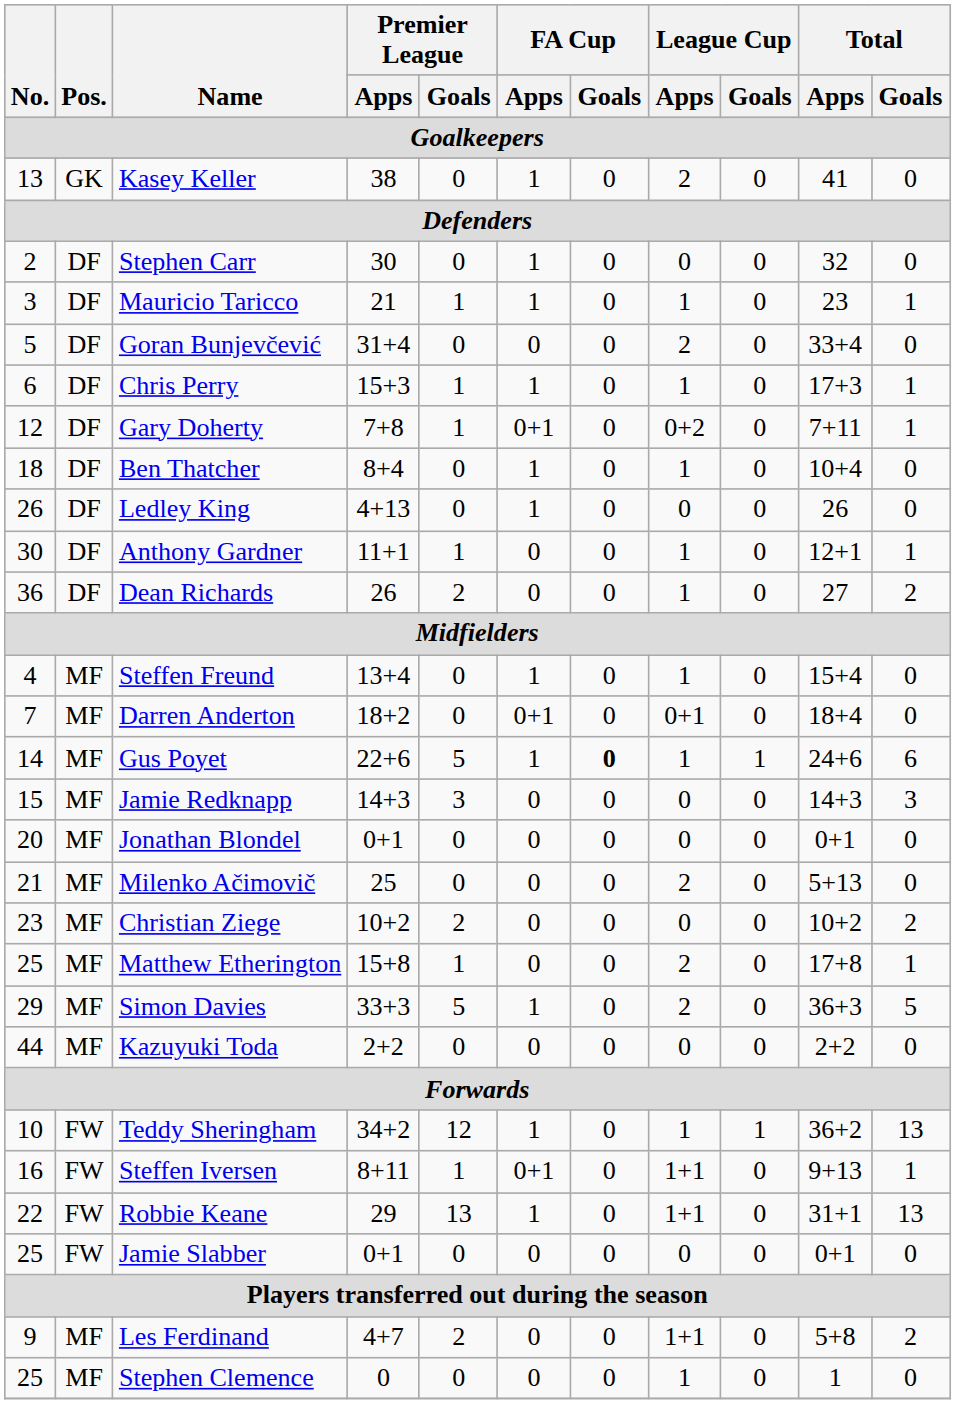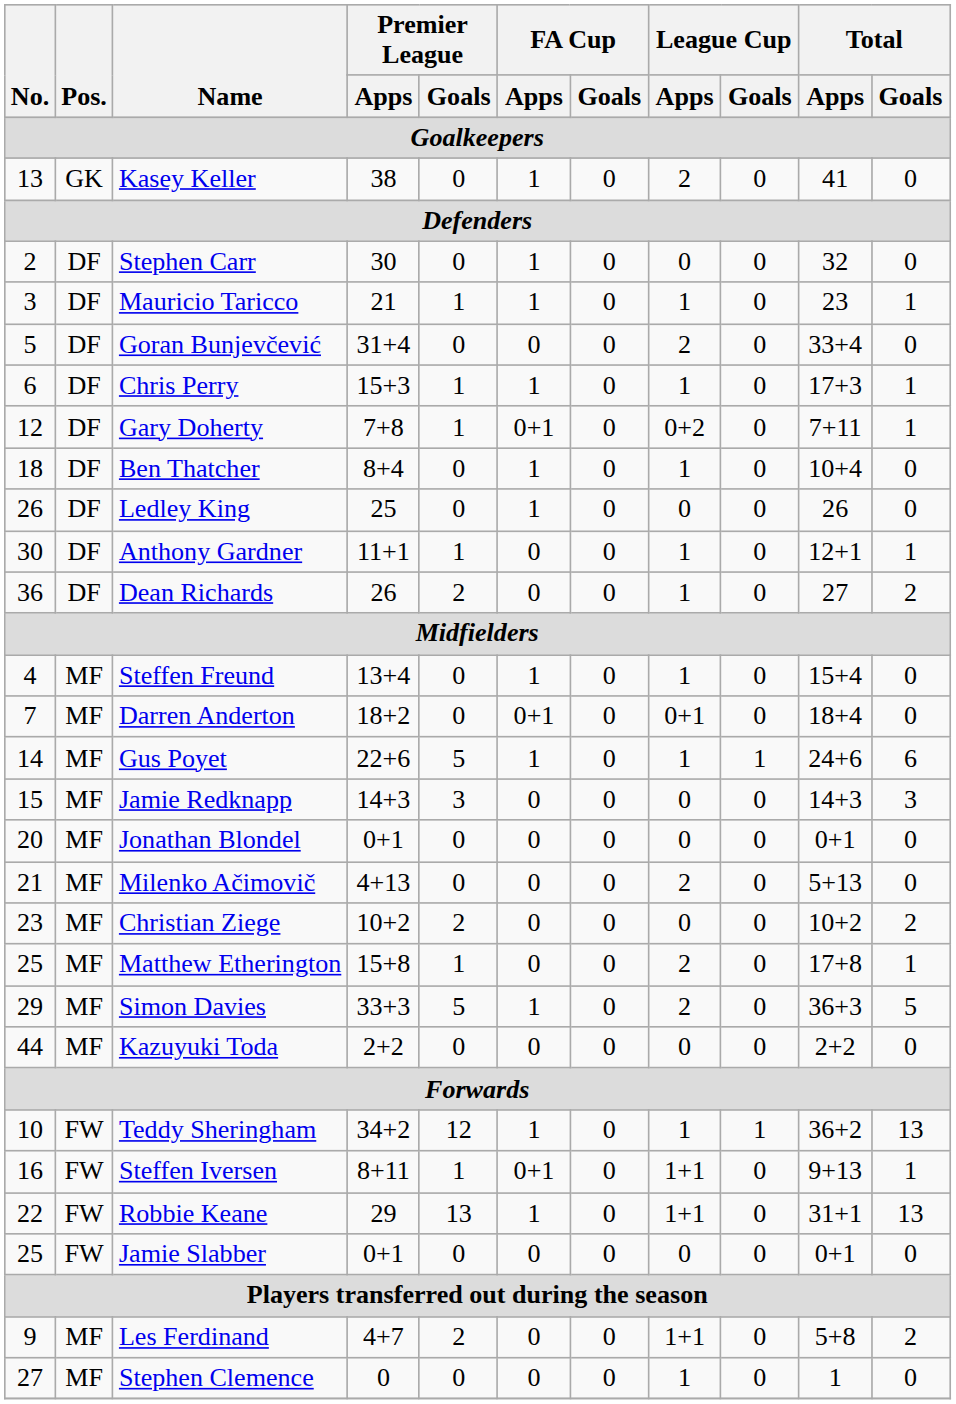(383, 509) 4+13 -> (383, 509) 25
(609, 757) bold -> (609, 757) normal
(383, 881) 25 -> (383, 881) 4+13
(30, 1378) 25 -> (30, 1378) 27
